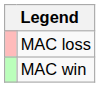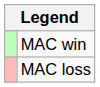rows swapped: (53, 70) <-> (56, 44)
